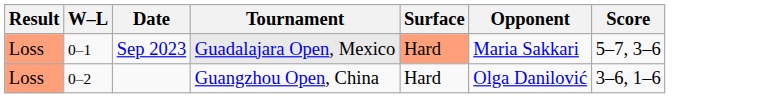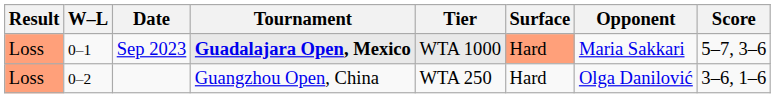+ column: (460, 19)
(295, 48) normal -> (303, 48) bold
